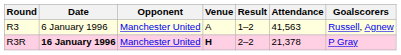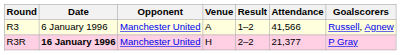(286, 27) 41,563 -> (286, 27) 41,566
(208, 42) bold -> (208, 42) normal
(286, 42) 21,378 -> (286, 42) 21,377
